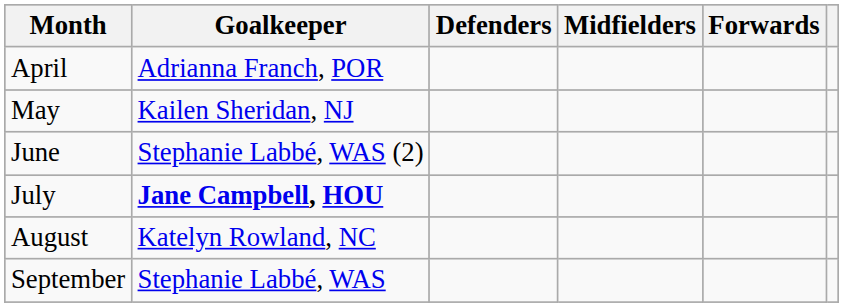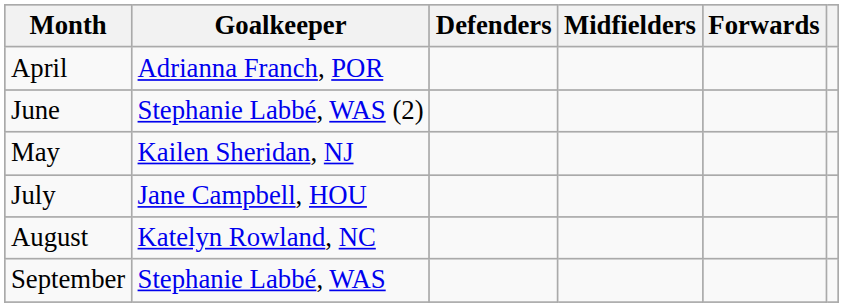rows swapped: (35, 110) <-> (35, 152)
(260, 195) bold -> (252, 195) normal
